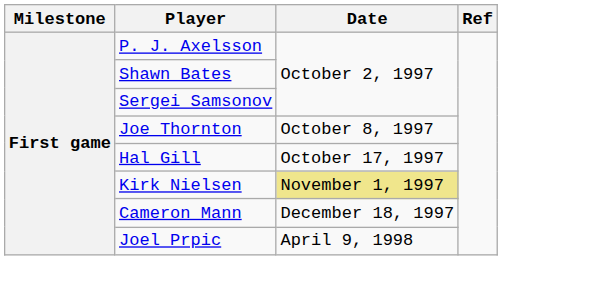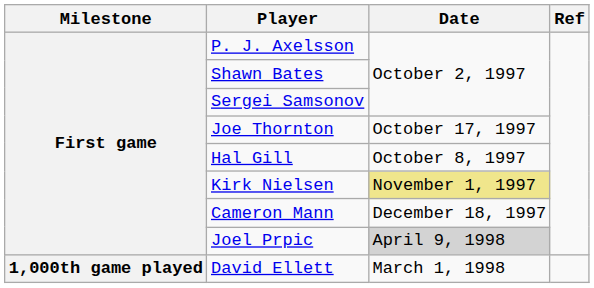(357, 130) October 8, 1997 -> (454, 130) October 17, 1997
(362, 157) October 17, 1997 -> (449, 157) October 8, 1997
(347, 241) no background -> (439, 241) lightgrey background
+ row: (272, 268)
